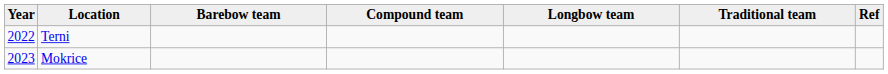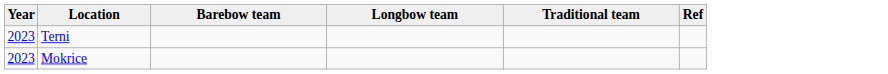- column: (415, 15)
(21, 36) 2022 -> (21, 36) 2023
